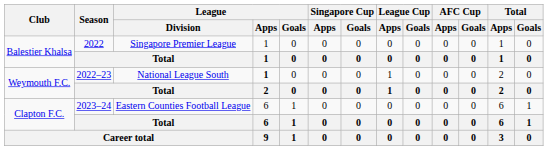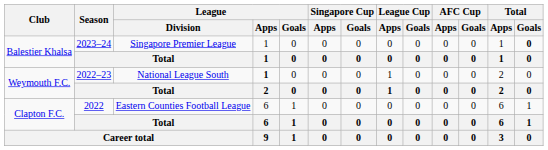(94, 43) 2022 -> (94, 43) 2023–24
(529, 43) normal -> (529, 43) bold
(94, 106) 2023–24 -> (94, 106) 2022
